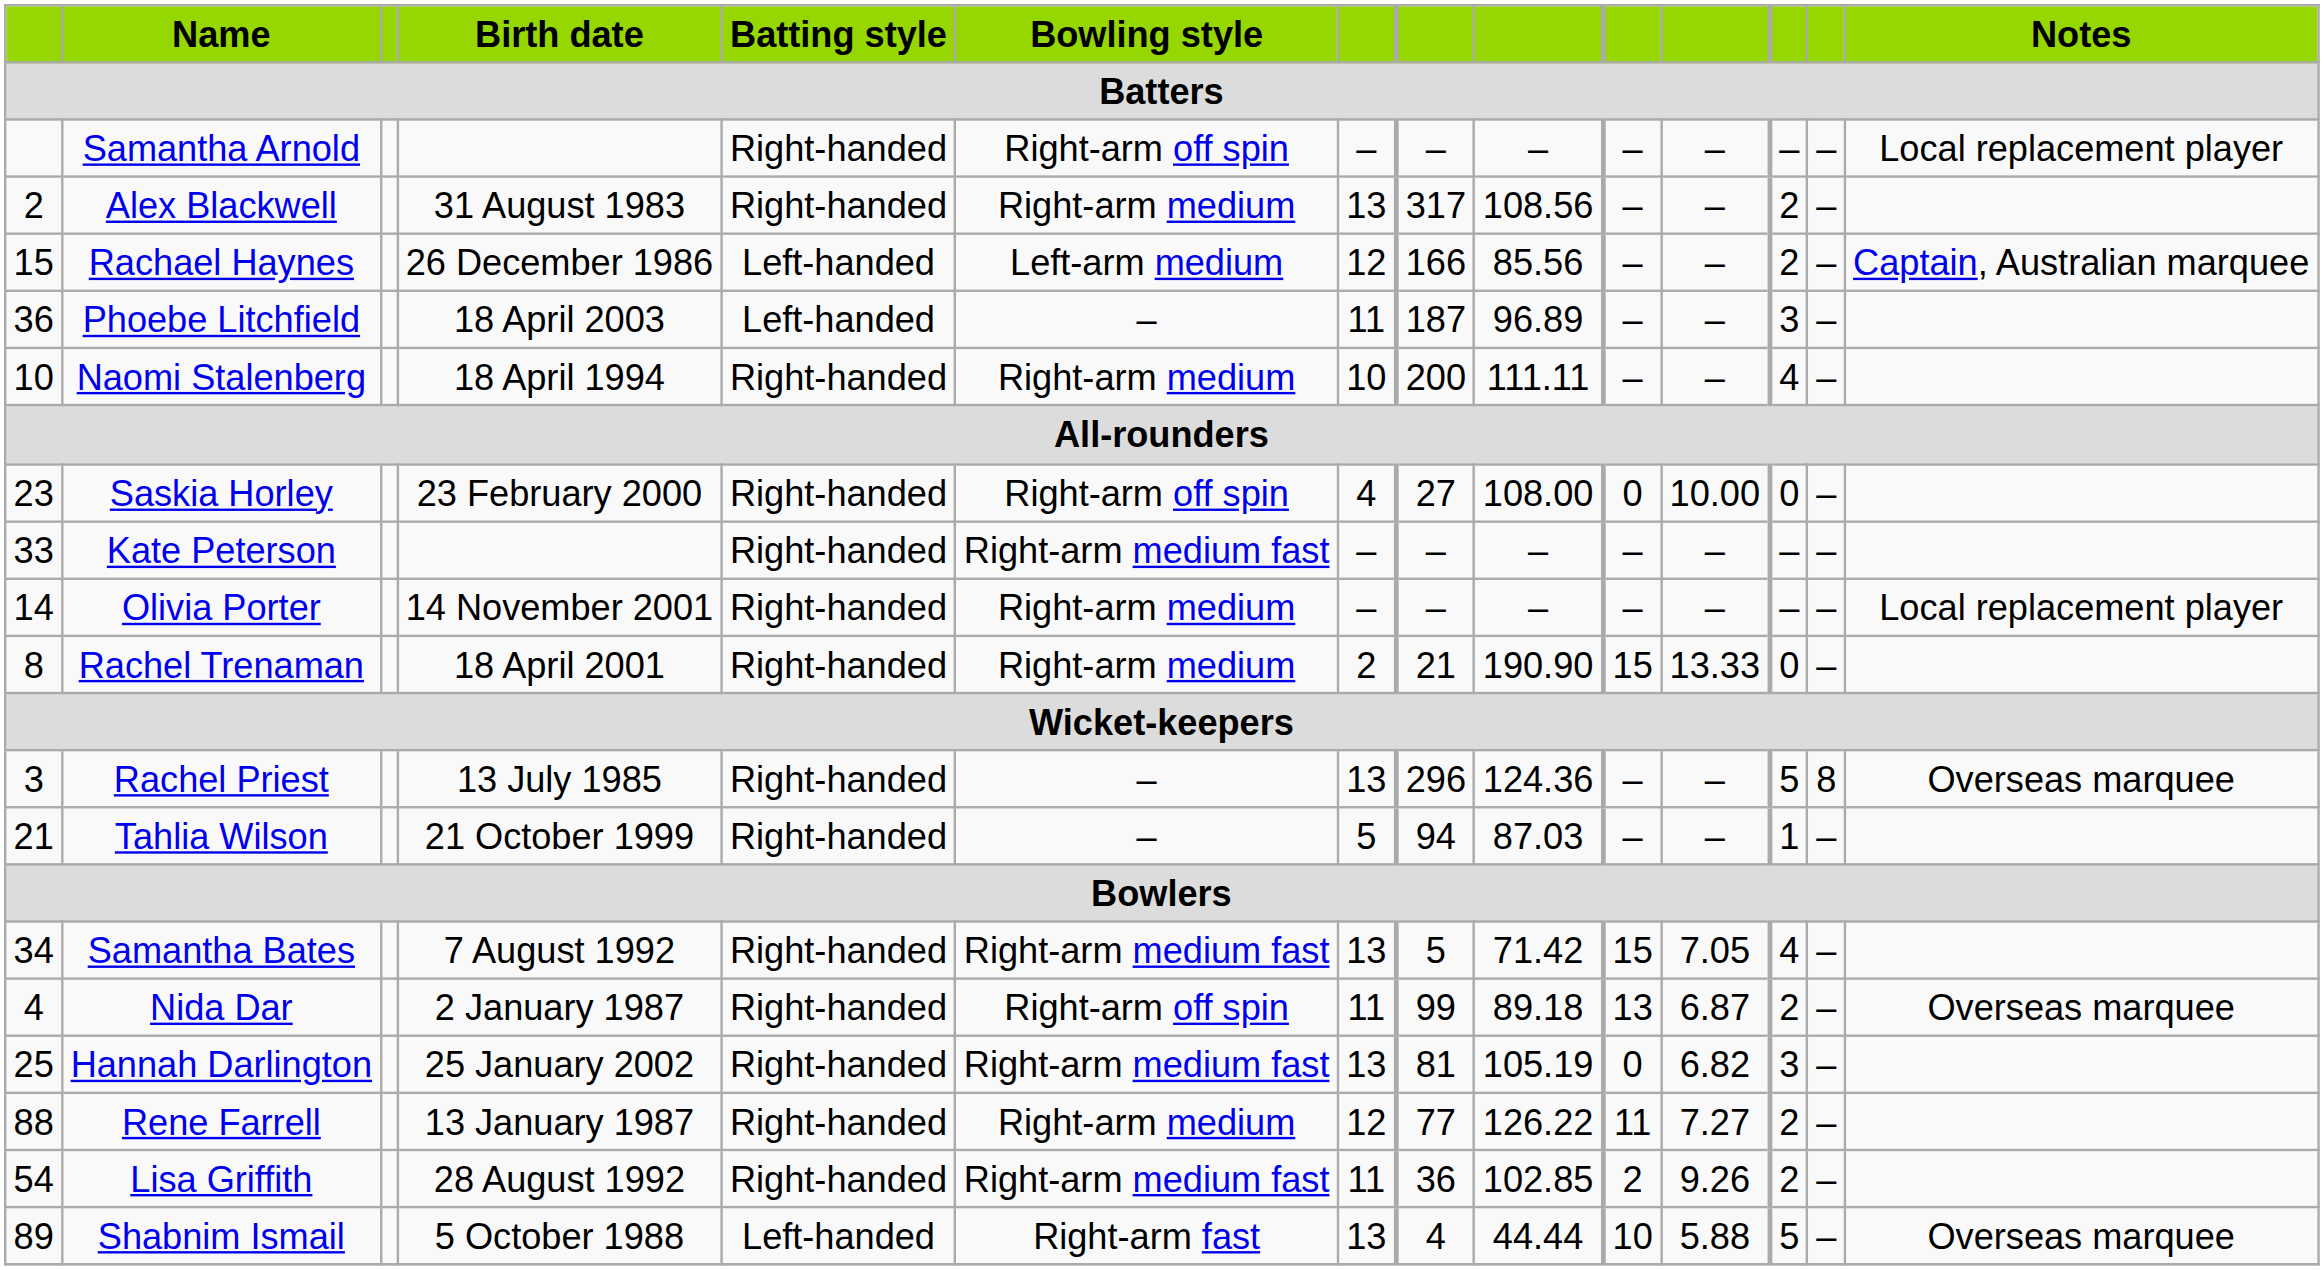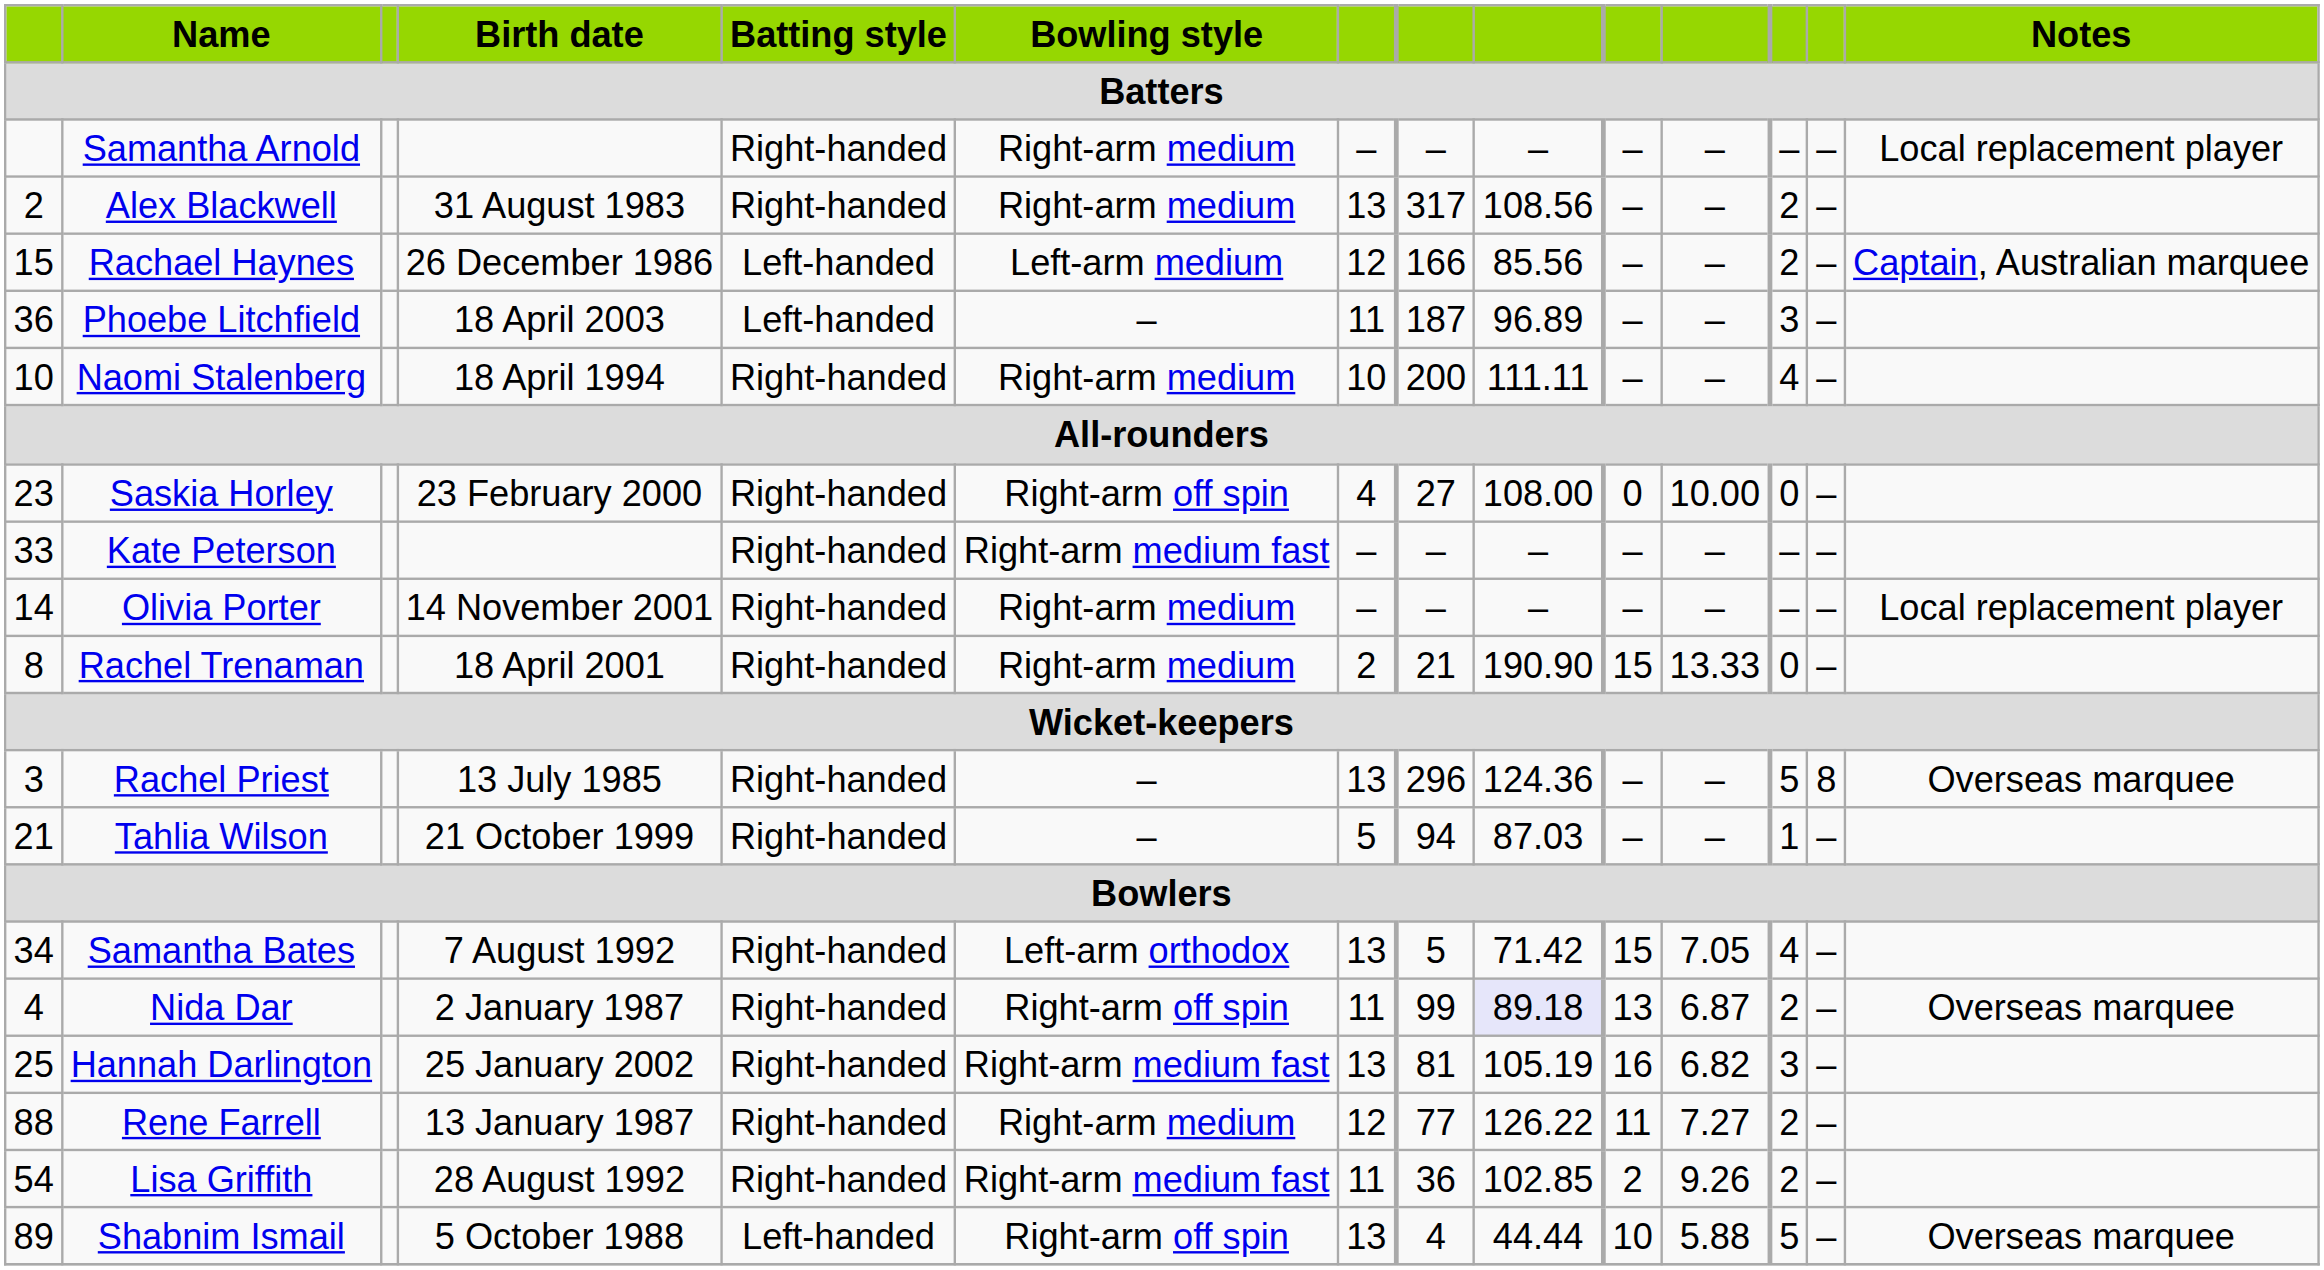(1147, 149) Right-arm off spin -> (1147, 149) Right-arm medium
(1147, 950) Right-arm medium fast -> (1147, 950) Left-arm orthodox
(1538, 1008) no background -> (1538, 1008) lavender background
(1633, 1065) 0 -> (1633, 1065) 16
(1147, 1237) Right-arm fast -> (1147, 1237) Right-arm off spin
